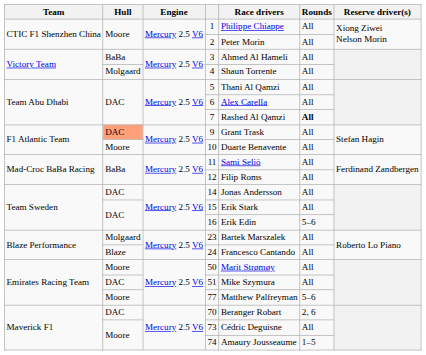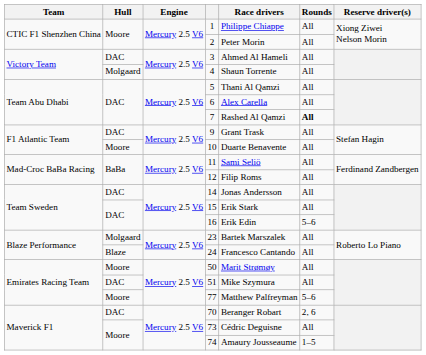(115, 56) BaBa -> (115, 56) DAC
(115, 131) lightsalmon background -> (115, 131) no background
